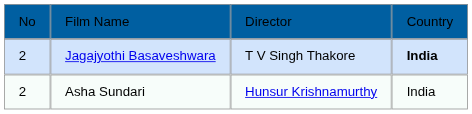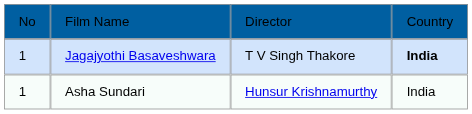(27, 57) 2 -> (27, 57) 1
(27, 92) 2 -> (27, 92) 1
